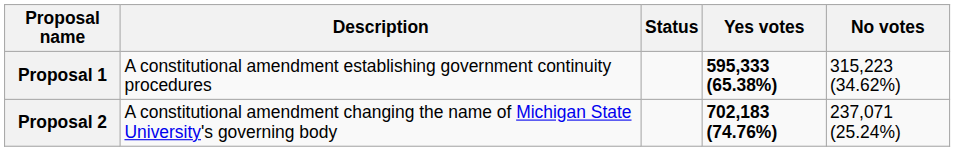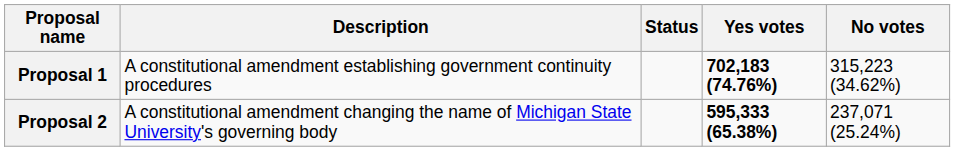(742, 75) 595,333 (65.38%) -> (742, 75) 702,183 (74.76%)
(742, 122) 702,183 (74.76%) -> (742, 122) 595,333 (65.38%)
